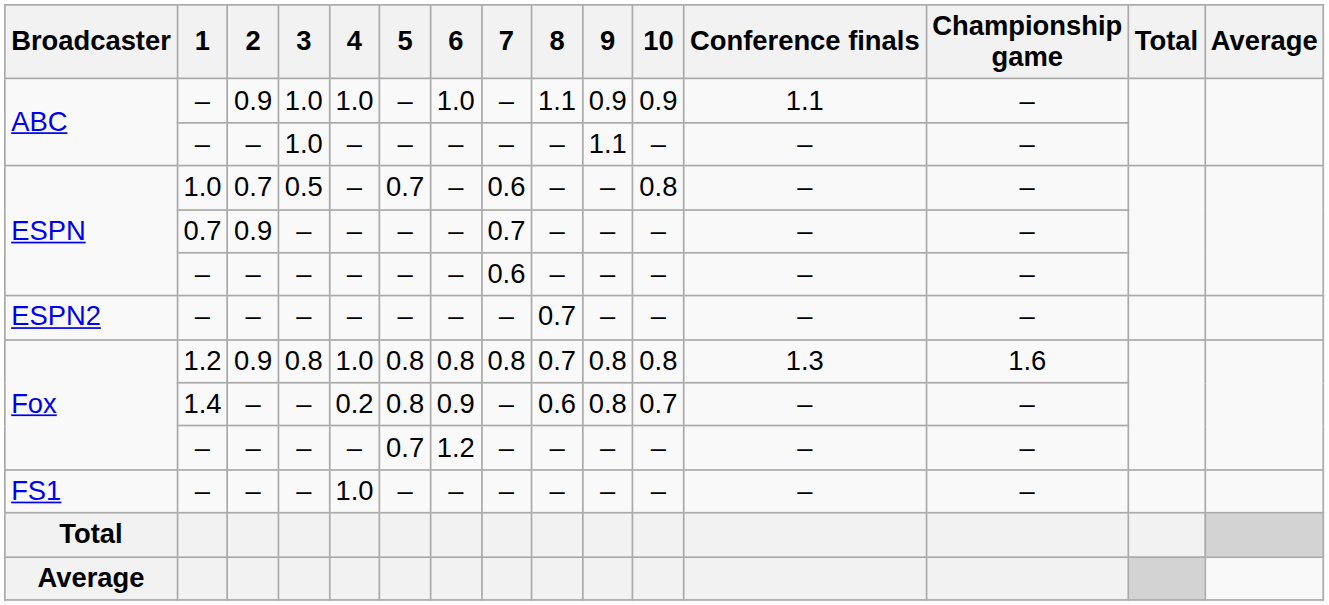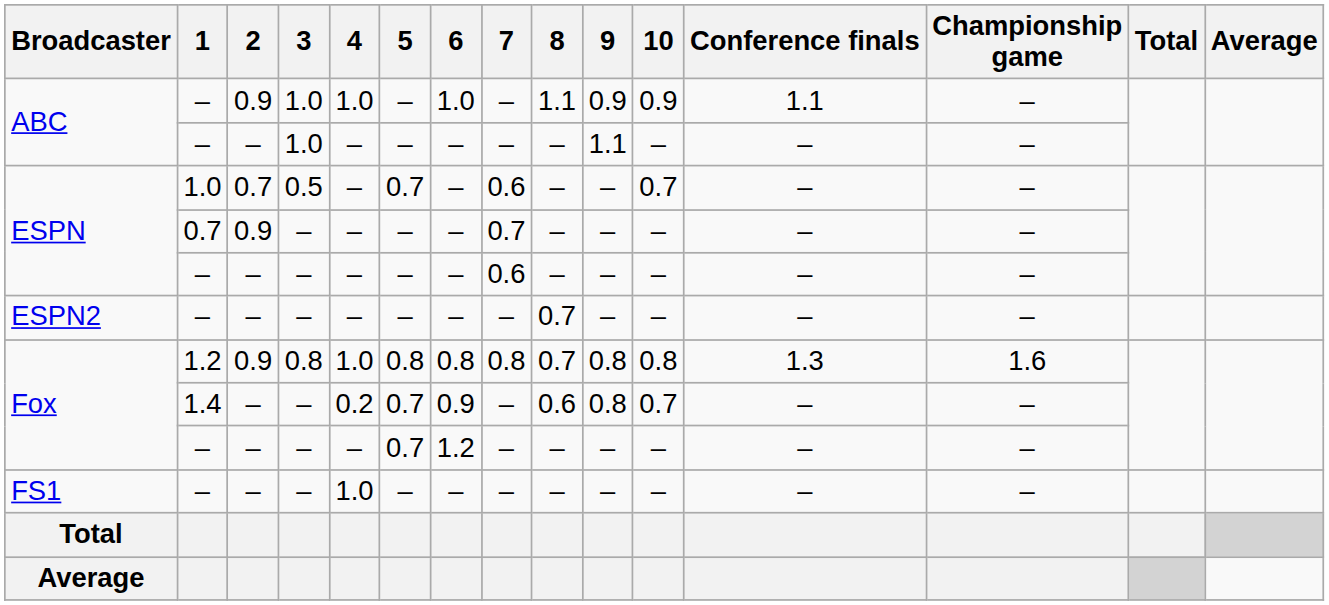(658, 187) 0.8 -> (658, 187) 0.7
(405, 404) 0.8 -> (405, 404) 0.7
